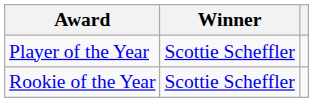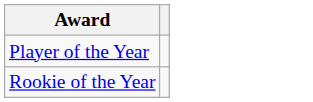- column: (230, 19)
